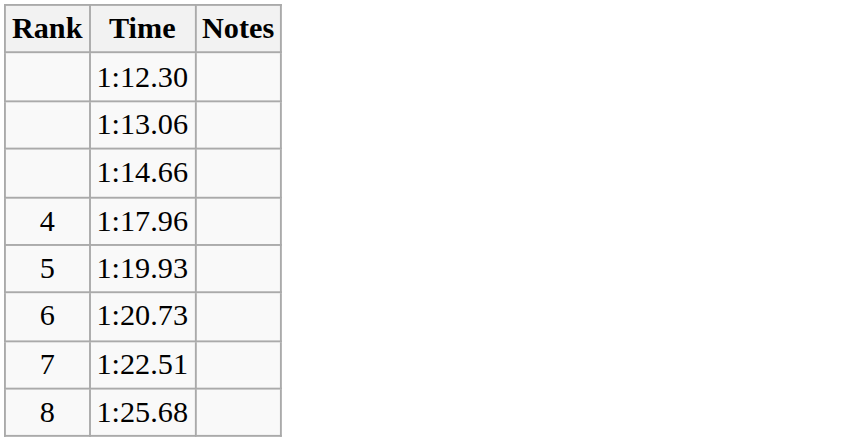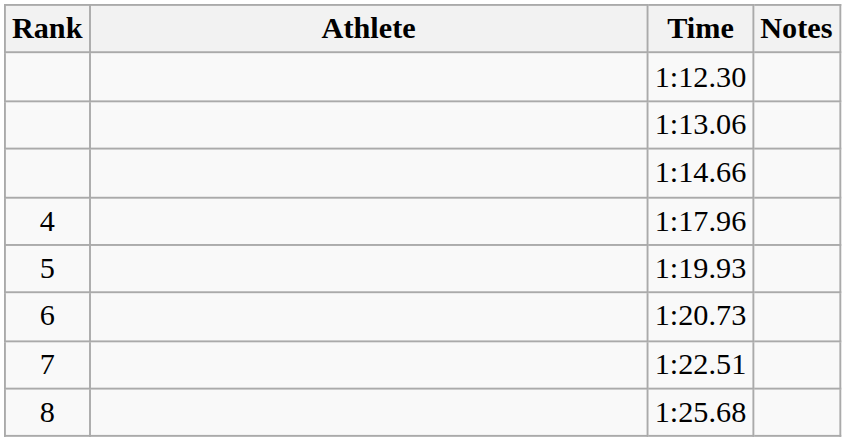+ column: (369, 28)
